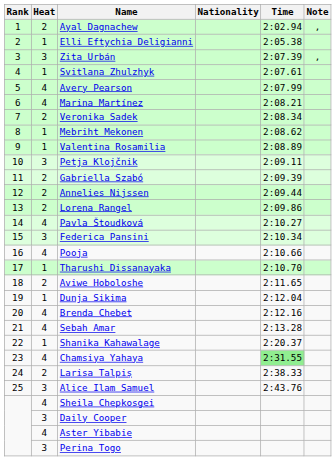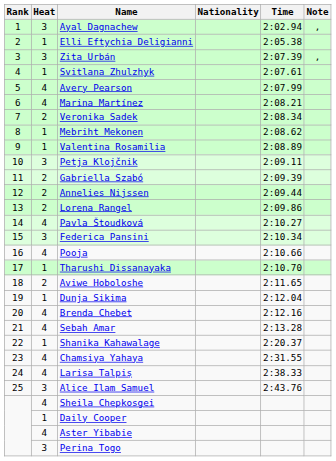(44, 27) 2 -> (44, 27) 3
(283, 358) lightgreen background -> (283, 358) no background
(44, 373) 2 -> (44, 373) 4
(44, 418) 3 -> (44, 418) 1
